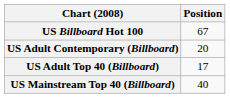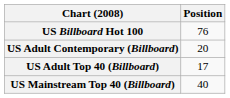(203, 31) 67 -> (203, 31) 76
